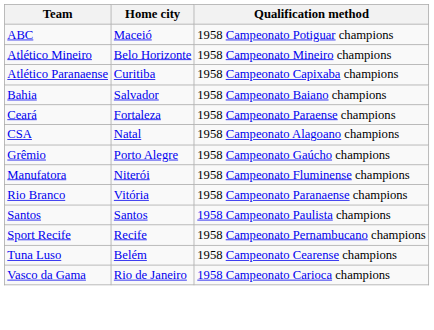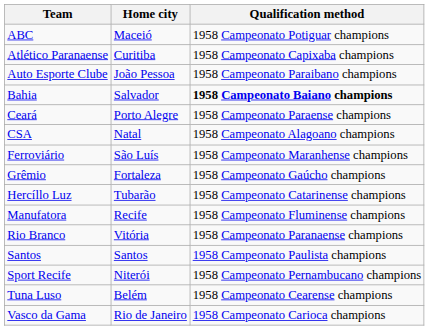- row: (50, 54)
+ row: (58, 74)
(292, 94) normal -> (293, 94) bold
(137, 114) Fortaleza -> (146, 114) Porto Alegre
+ row: (36, 154)
(146, 154) Porto Alegre -> (137, 174) Fortaleza
+ row: (39, 194)
(132, 174) Niterói -> (130, 214) Recife
(130, 235) Recife -> (132, 275) Niterói
